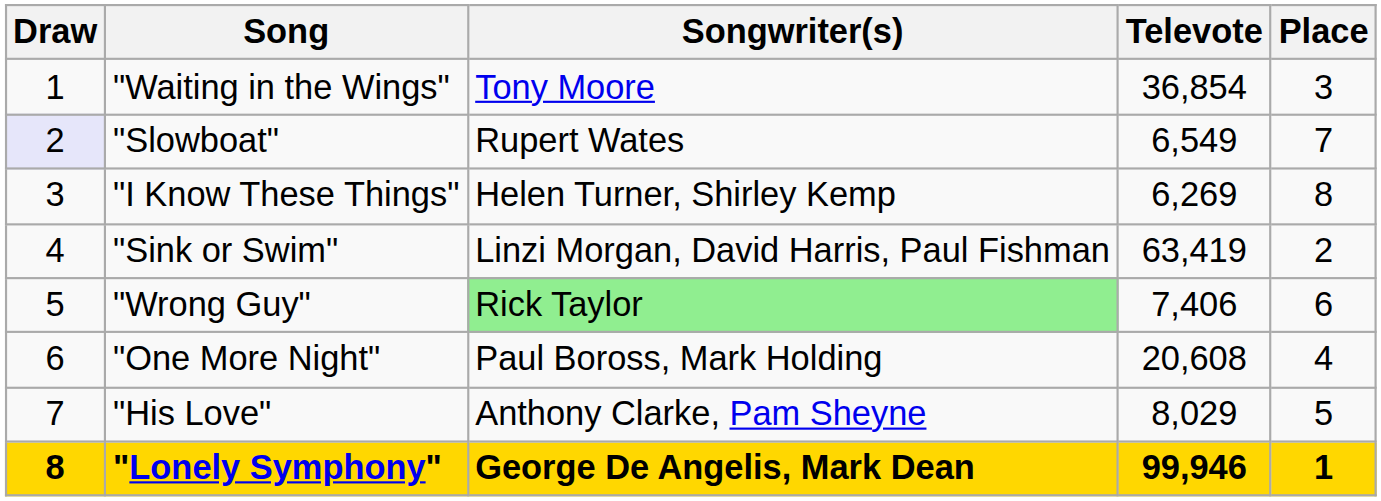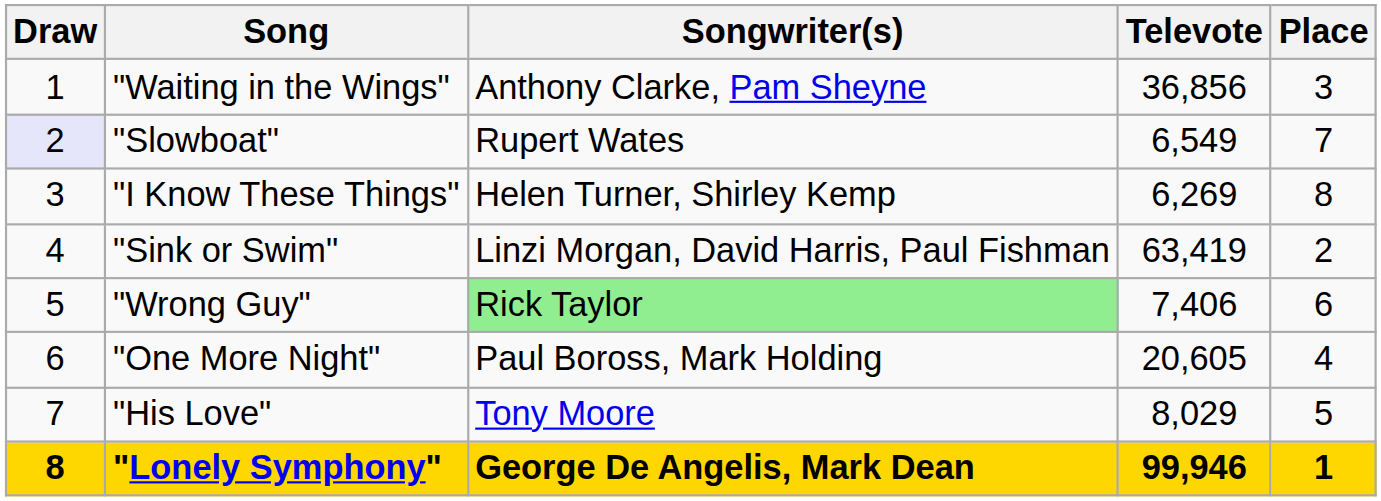(565, 86) Tony Moore -> (701, 86) Anthony Clarke, Pam Sheyne
(1194, 86) 36,854 -> (1194, 86) 36,856
(1194, 359) 20,608 -> (1194, 359) 20,605
(701, 413) Anthony Clarke, Pam Sheyne -> (565, 413) Tony Moore
